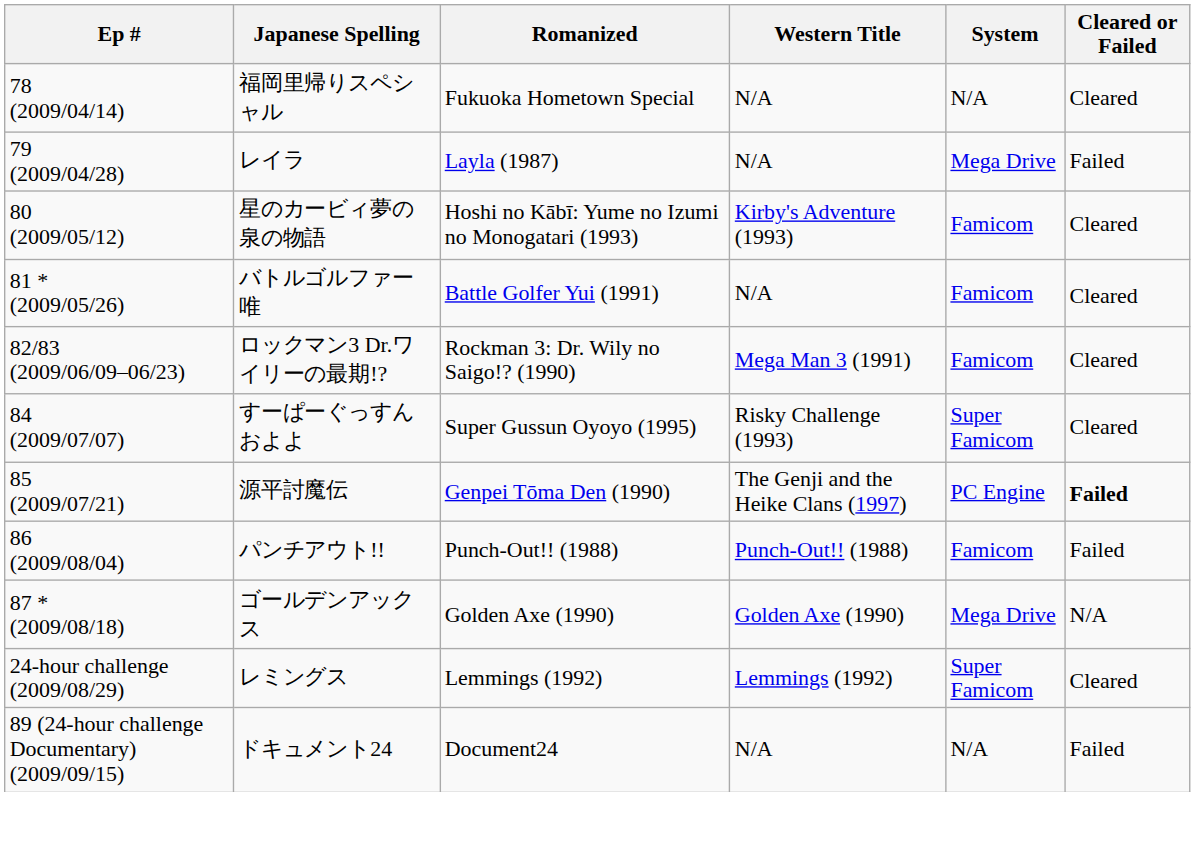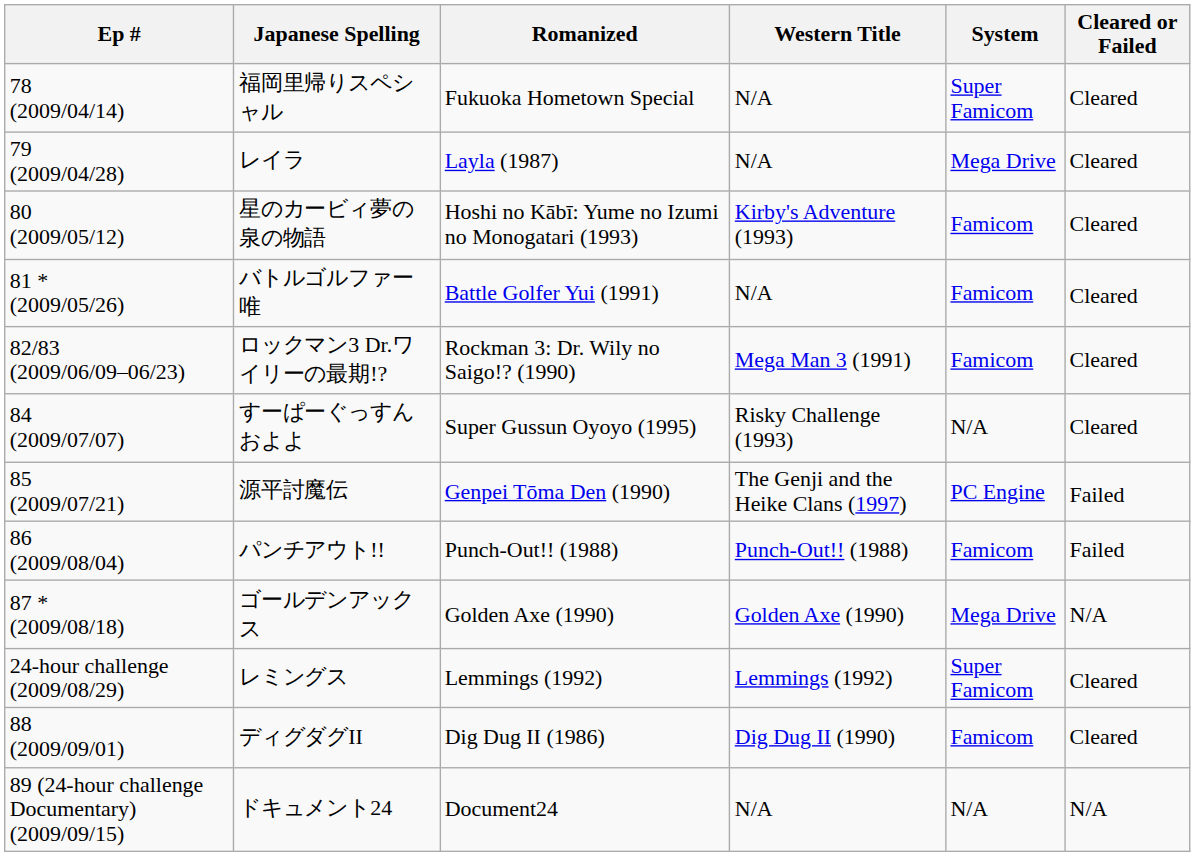(969, 97) N/A -> (992, 97) Super Famicom
(1097, 161) Failed -> (1104, 161) Cleared
(992, 427) Super Famicom -> (969, 427) N/A
(1099, 494) bold -> (1097, 494) normal
+ row: (301, 736)
(1097, 749) Failed -> (1088, 808) N/A
